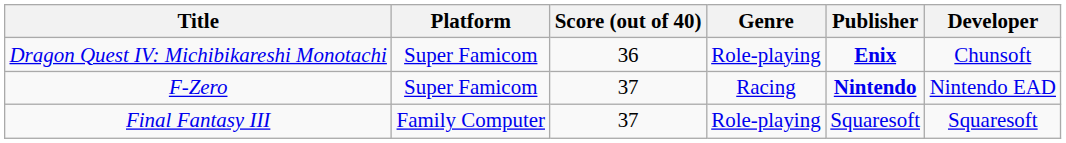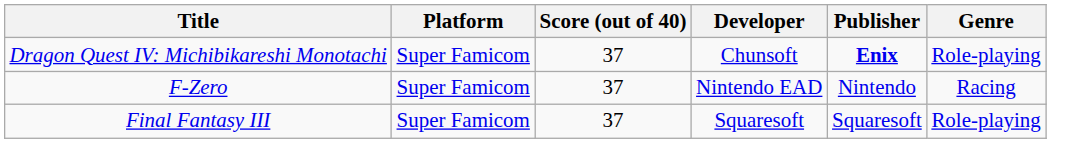columns swapped: (993, 21) <-> (766, 21)
(628, 54) 36 -> (613, 54) 37
(875, 87) bold -> (877, 87) normal
(471, 120) Family Computer -> (463, 120) Super Famicom
